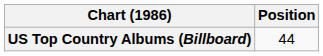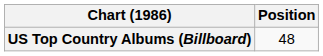(287, 39) 44 -> (287, 39) 48
